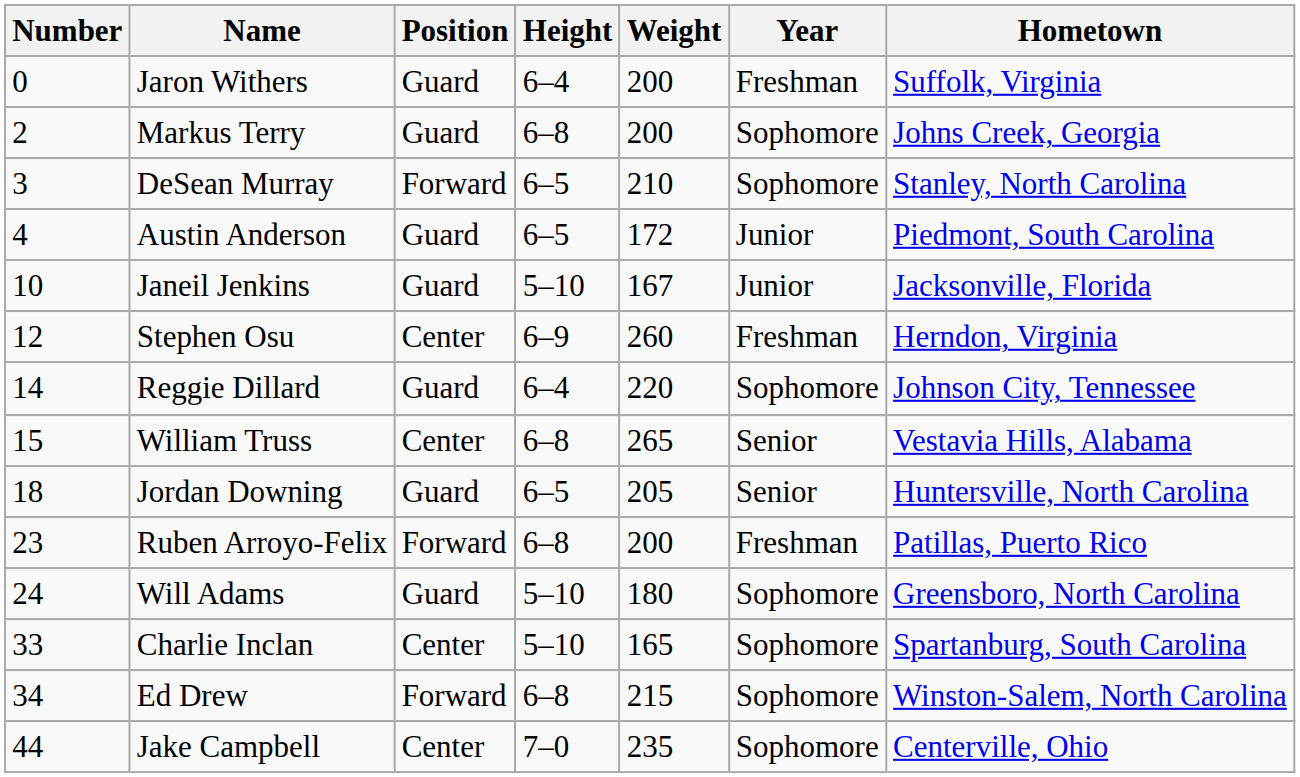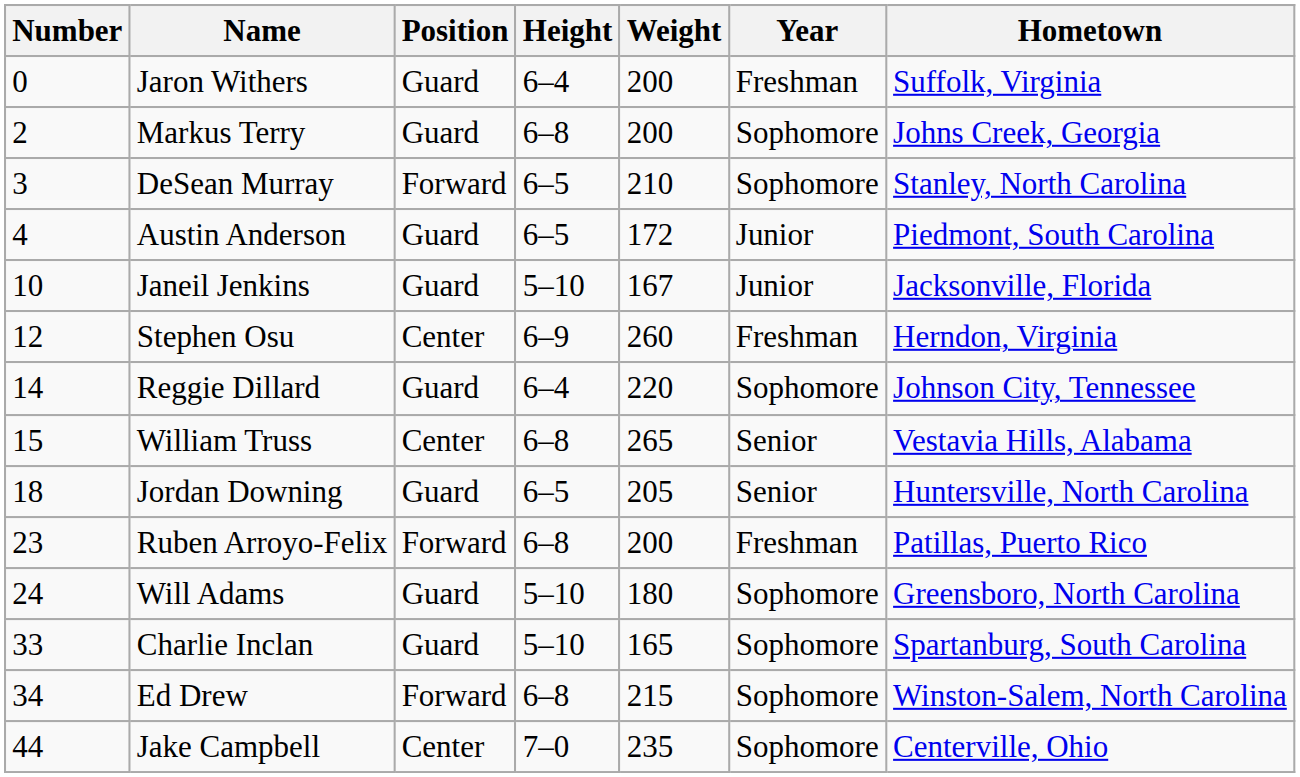(443, 643) Center -> (440, 643) Guard
